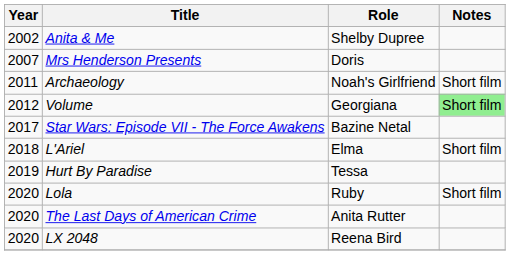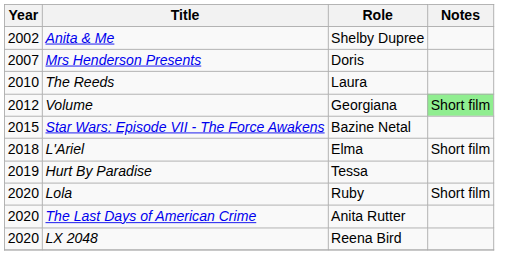+ row: (80, 82)
- row: (85, 82)
(23, 127) 2017 -> (23, 127) 2015
